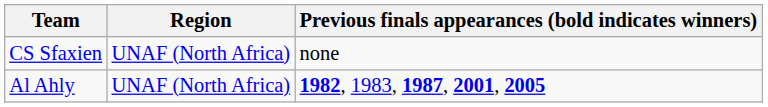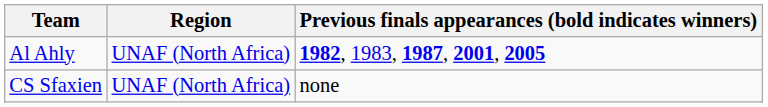rows swapped: (42, 85) <-> (56, 53)
